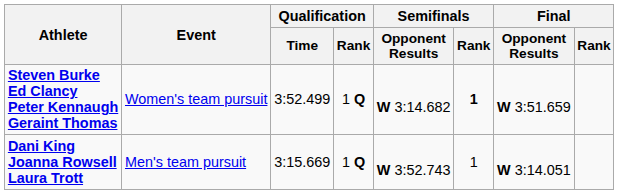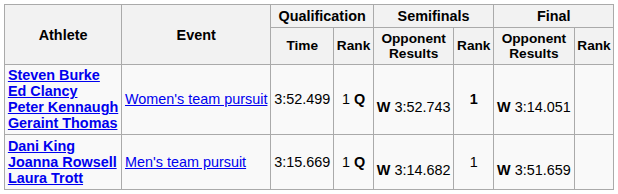(414, 107) W 3:14.682 -> (414, 107) W 3:52.743
(534, 107) W 3:51.659 -> (534, 107) W 3:14.051
(414, 170) W 3:52.743 -> (414, 170) W 3:14.682
(534, 170) W 3:14.051 -> (534, 170) W 3:51.659
